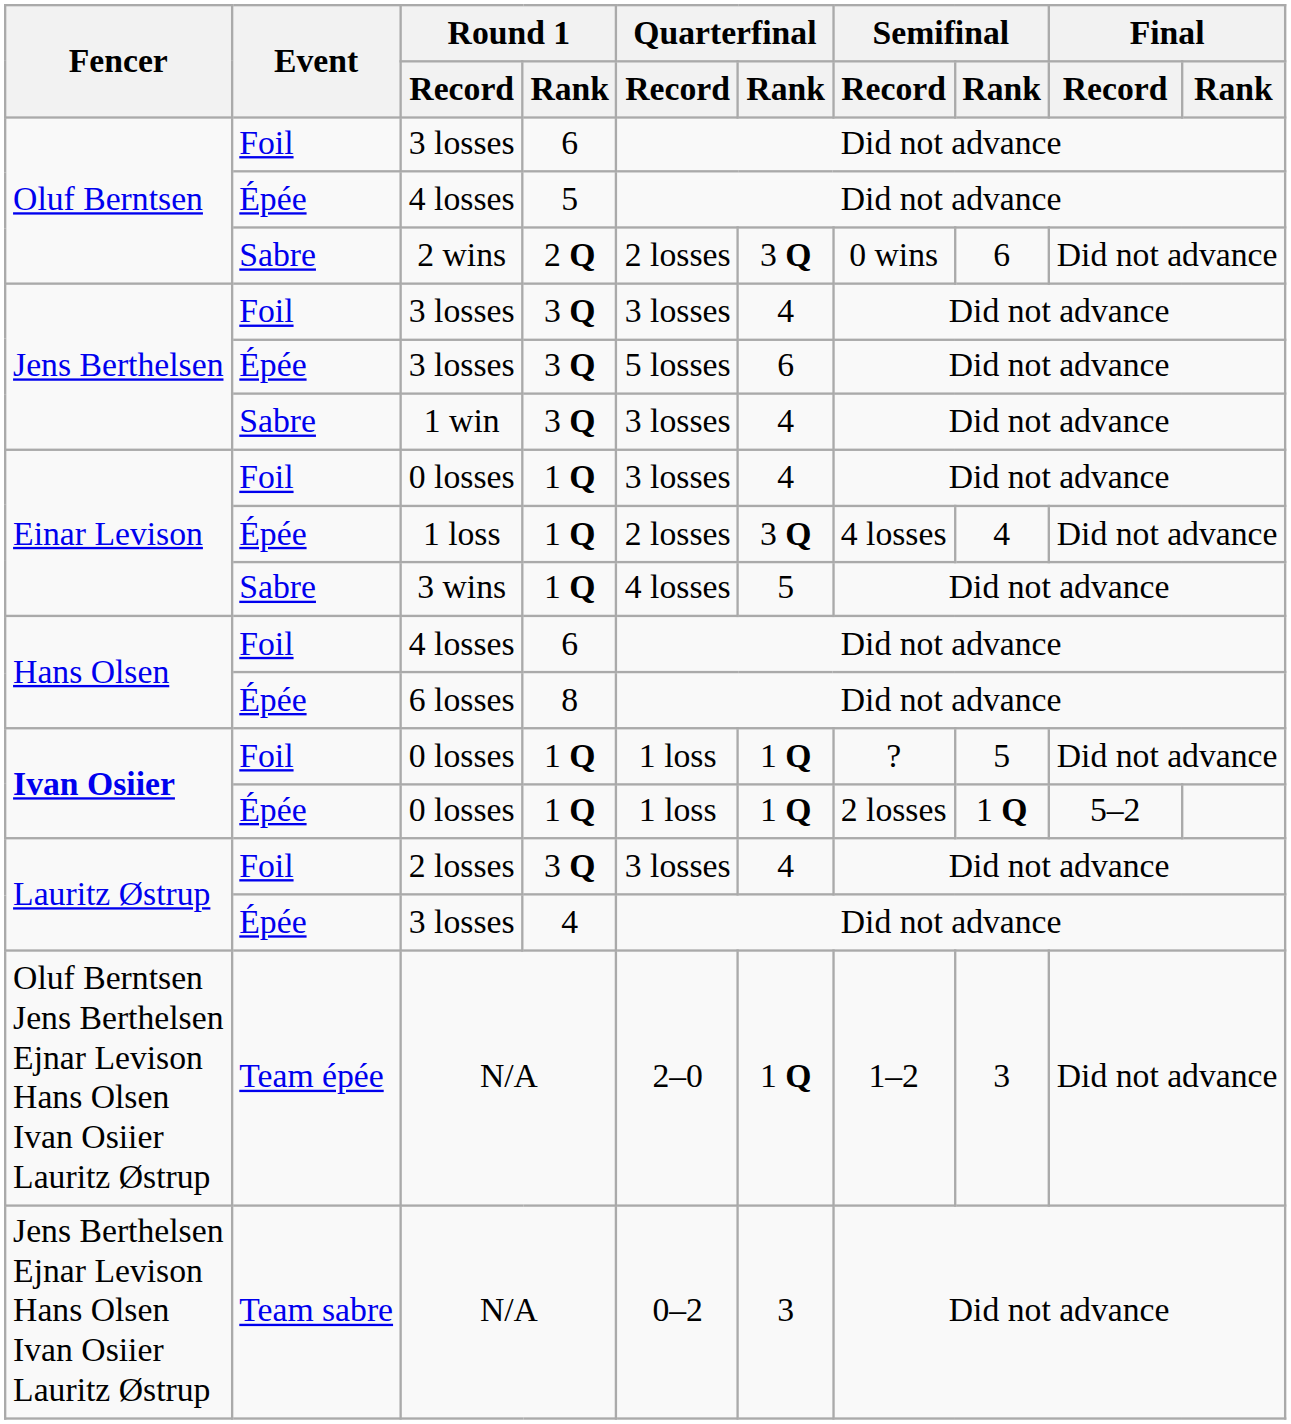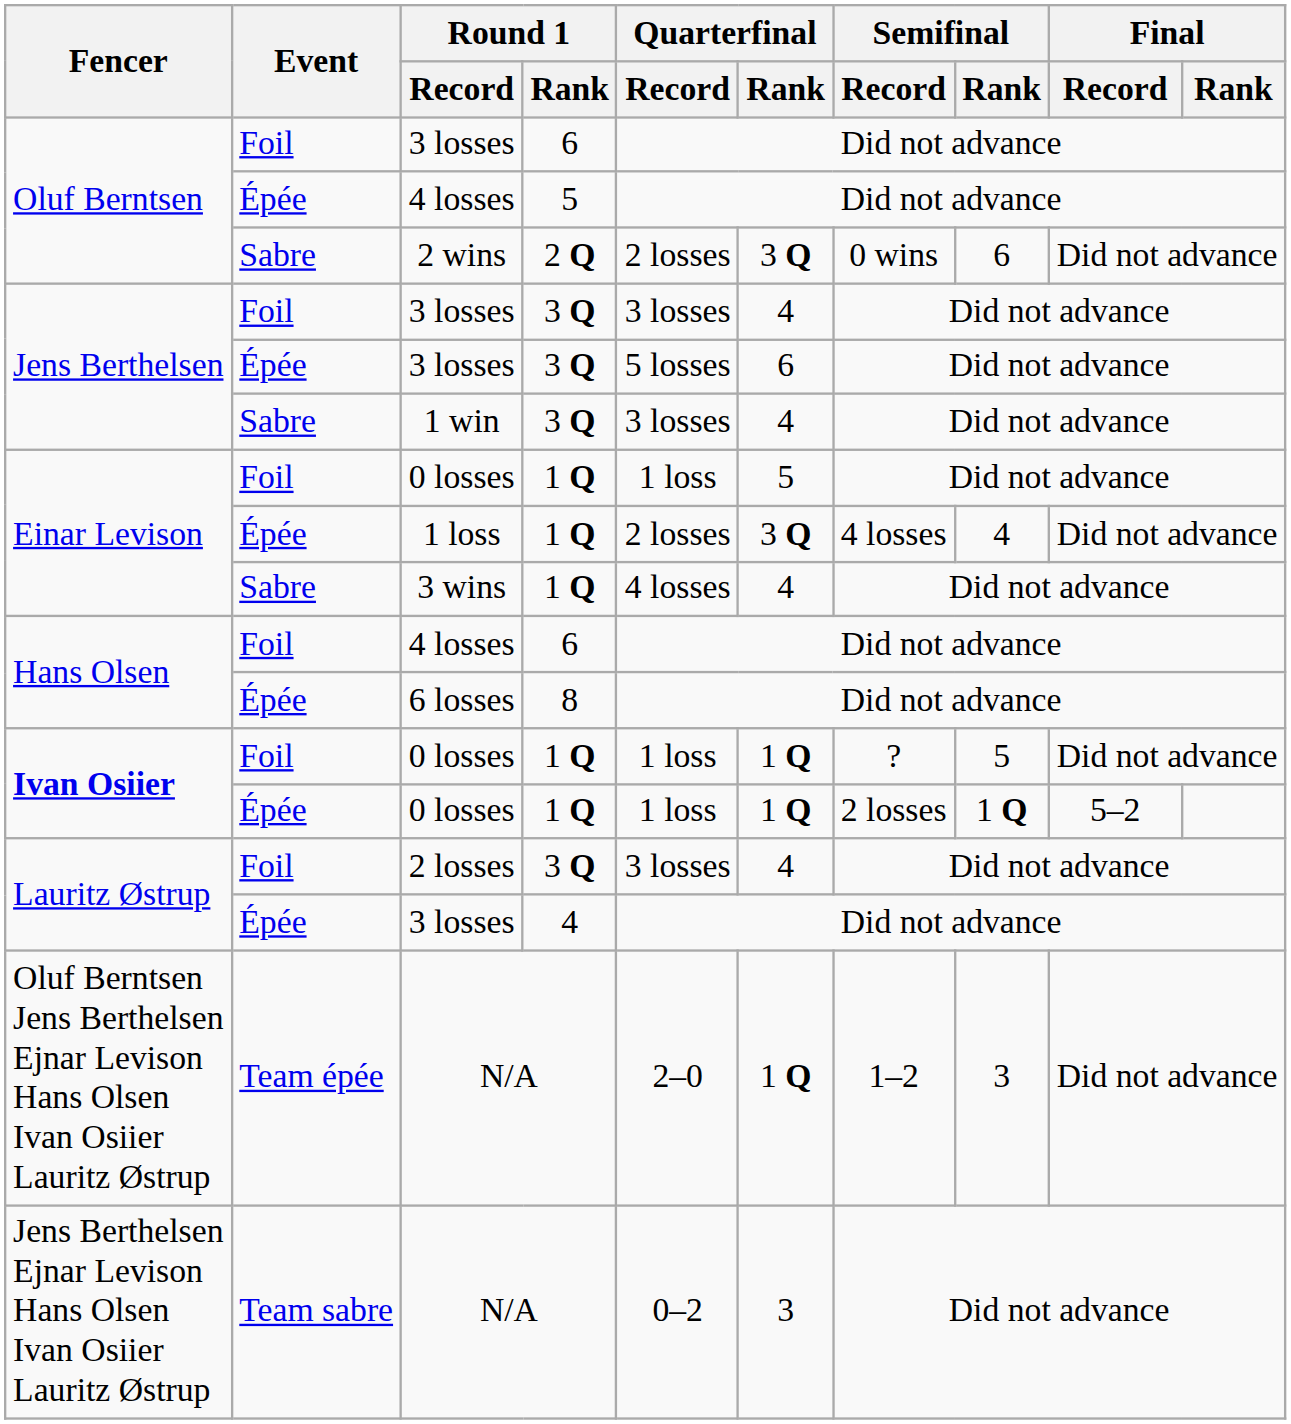(678, 477) 3 losses -> (678, 477) 1 loss
(786, 477) 4 -> (786, 477) 5
(786, 588) 5 -> (786, 588) 4
